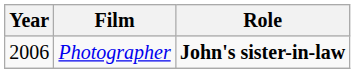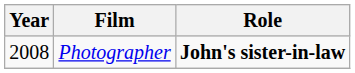(29, 52) 2006 -> (29, 52) 2008
